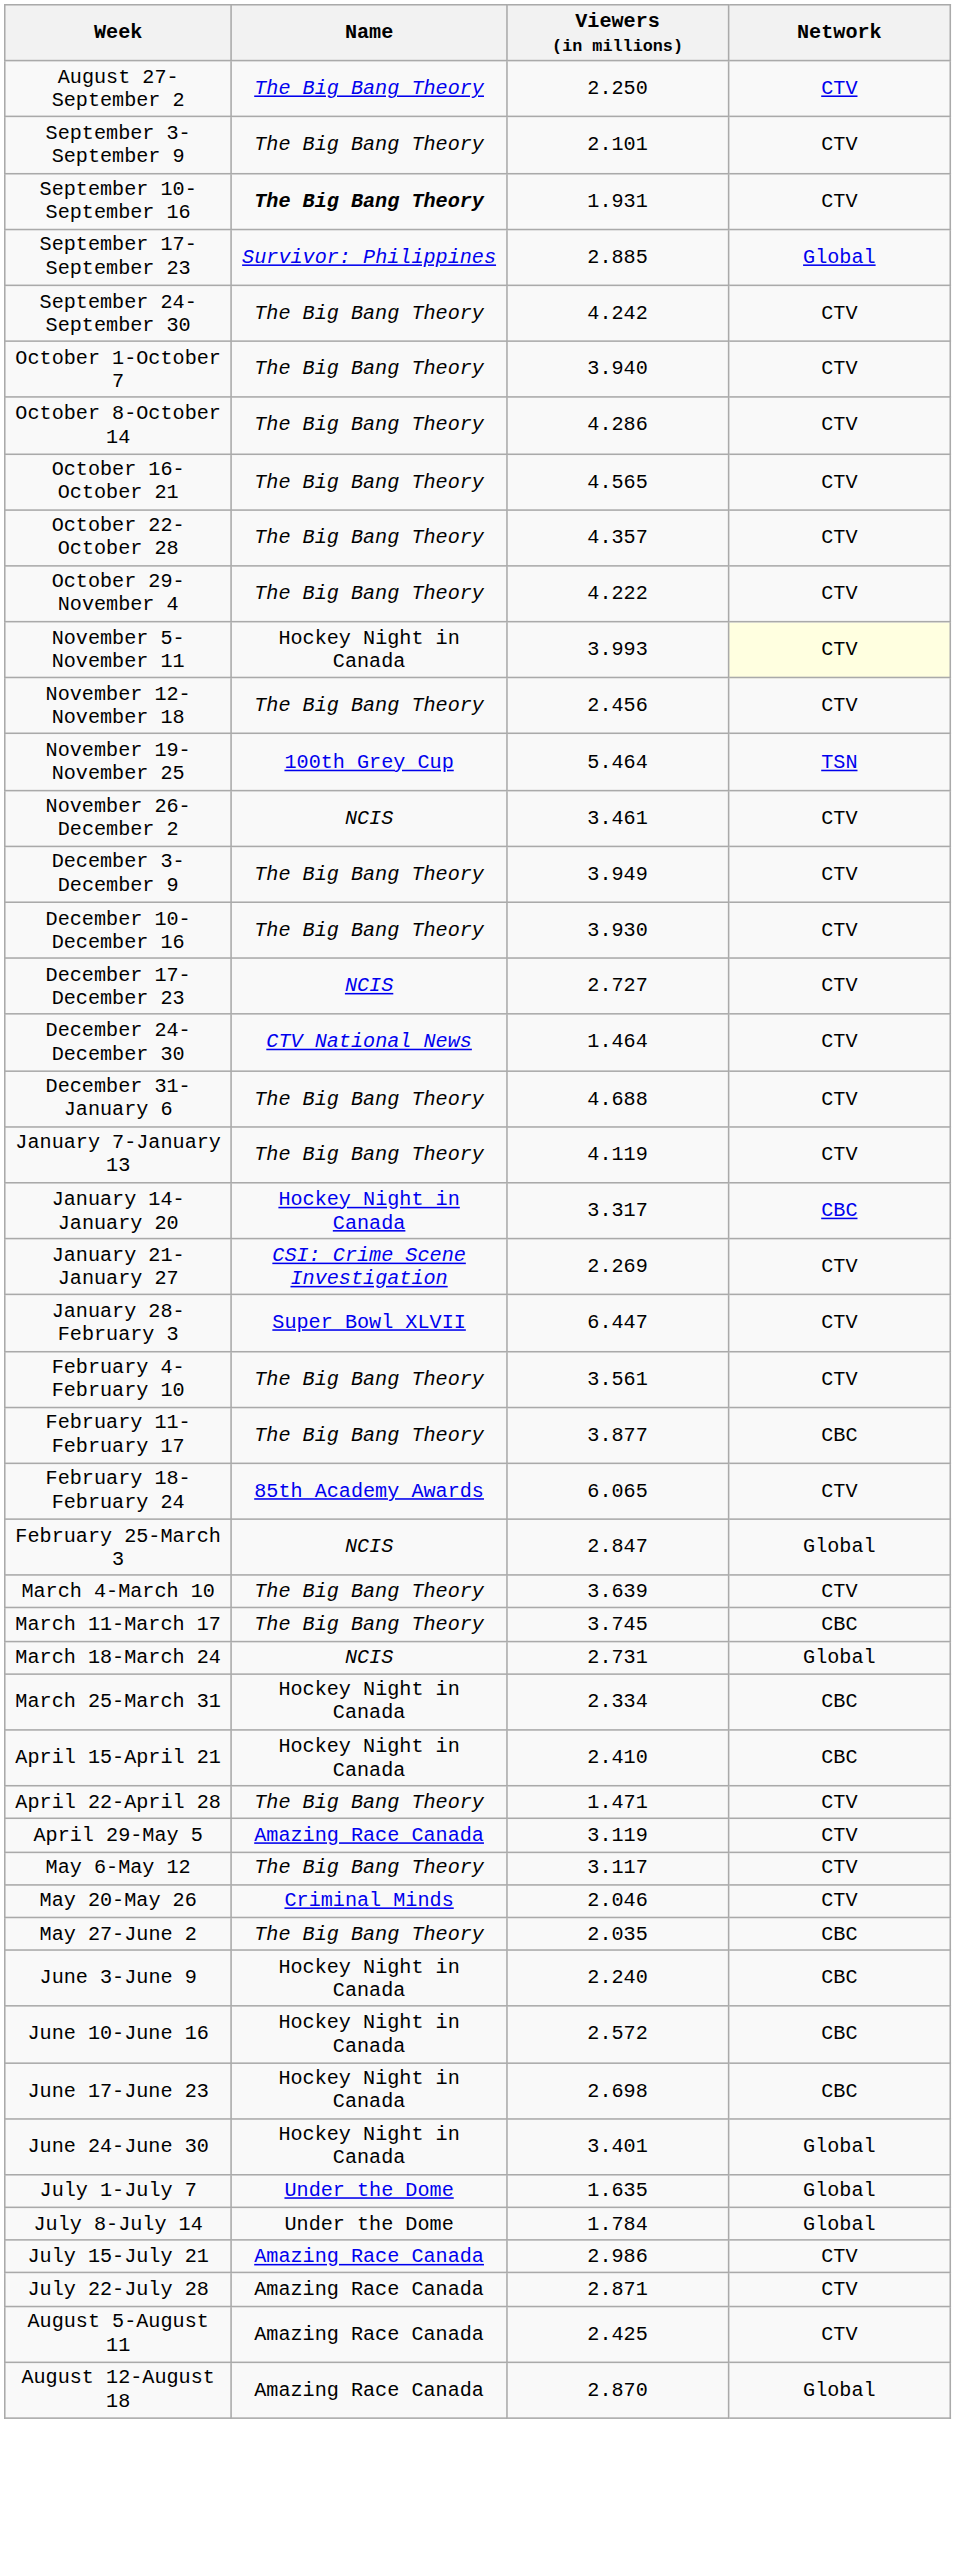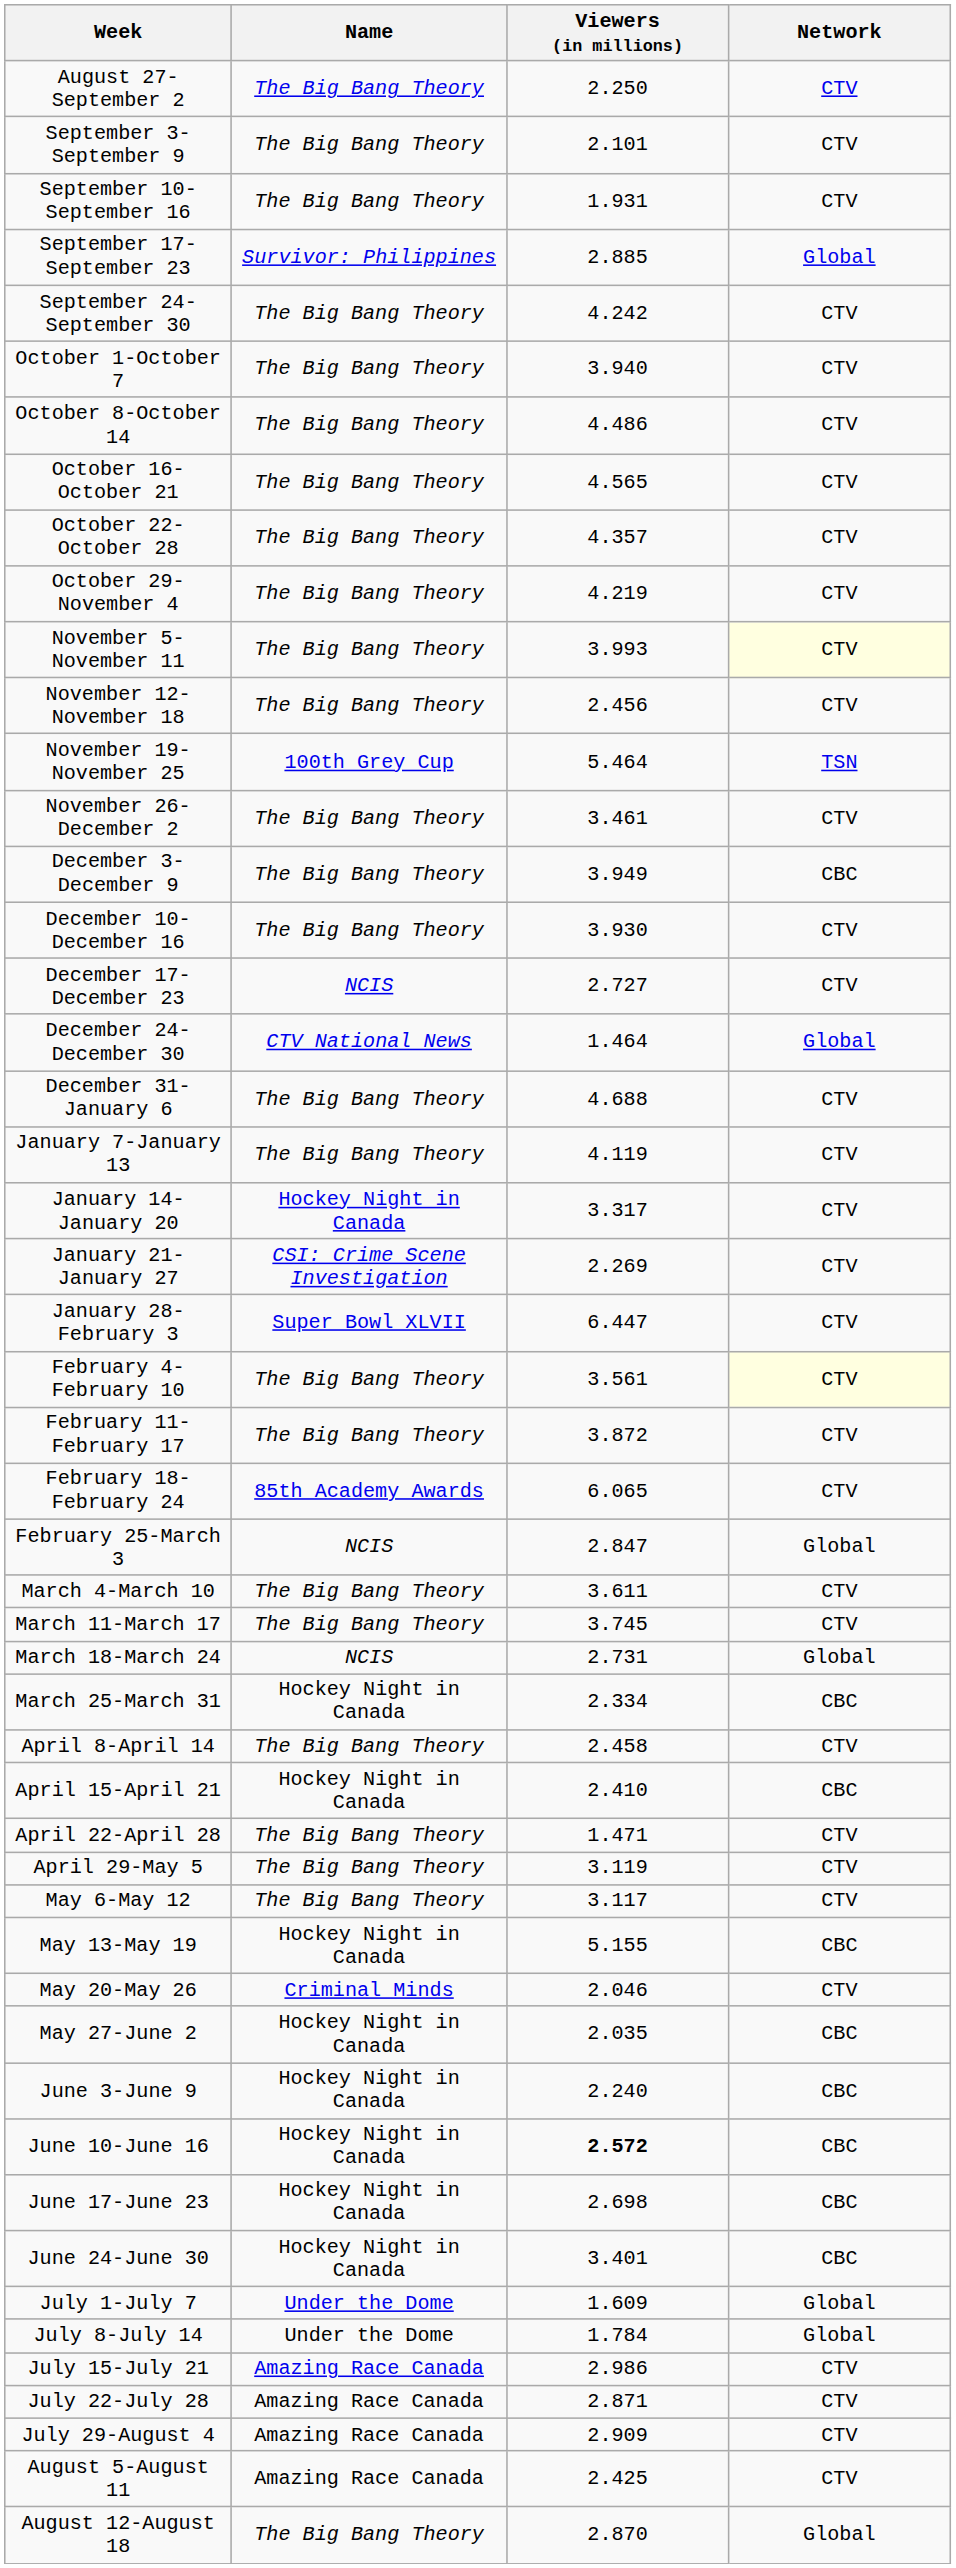(369, 201) bold -> (369, 201) normal
(618, 425) 4.286 -> (618, 425) 4.486
(618, 594) 4.222 -> (618, 594) 4.219
(369, 650) Hockey Night in Canada -> (369, 650) The Big Bang Theory
(369, 818) NCIS -> (369, 818) The Big Bang Theory
(839, 874) CTV -> (839, 874) CBC
(839, 1042) CTV -> (839, 1042) Global
(839, 1211) CBC -> (839, 1211) CTV
(839, 1379) no background -> (839, 1379) lightyellow background
(618, 1435) 3.877 -> (618, 1435) 3.872
(839, 1435) CBC -> (839, 1435) CTV
(618, 1592) 3.639 -> (618, 1592) 3.611
(839, 1625) CBC -> (839, 1625) CTV
+ row: (118, 1746)
(369, 1835) Amazing Race Canada -> (369, 1868) The Big Bang Theory
+ row: (118, 1945)
(369, 1934) The Big Bang Theory -> (369, 2034) Hockey Night in Canada
(618, 2034) normal -> (618, 2147) bold
(839, 2147) Global -> (839, 2259) CBC
(618, 2191) 1.635 -> (618, 2303) 1.609
+ row: (118, 2435)
(369, 2390) Amazing Race Canada -> (369, 2535) The Big Bang Theory
